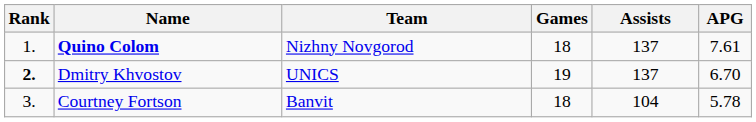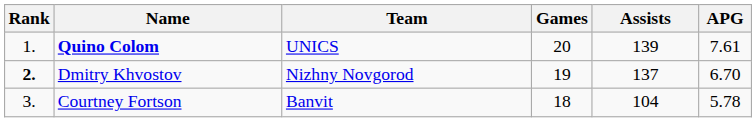(350, 46) Nizhny Novgorod -> (312, 46) UNICS
(562, 46) 18 -> (562, 46) 20
(645, 46) 137 -> (645, 46) 139
(312, 74) UNICS -> (350, 74) Nizhny Novgorod
